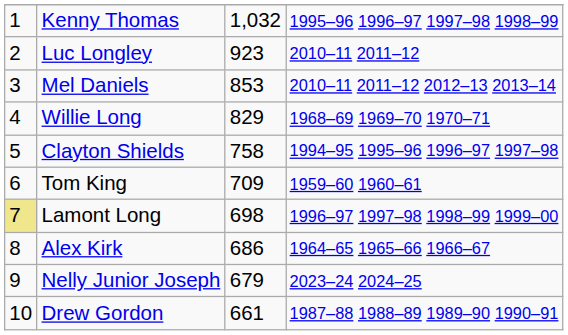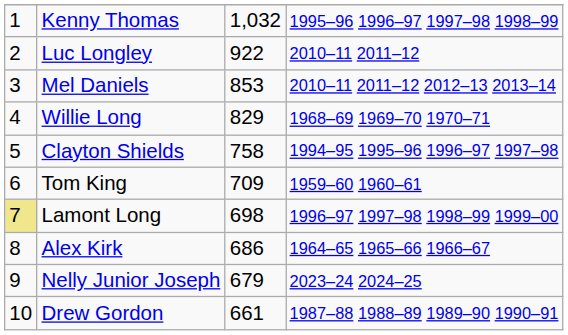(247, 53) 923 -> (247, 53) 922
